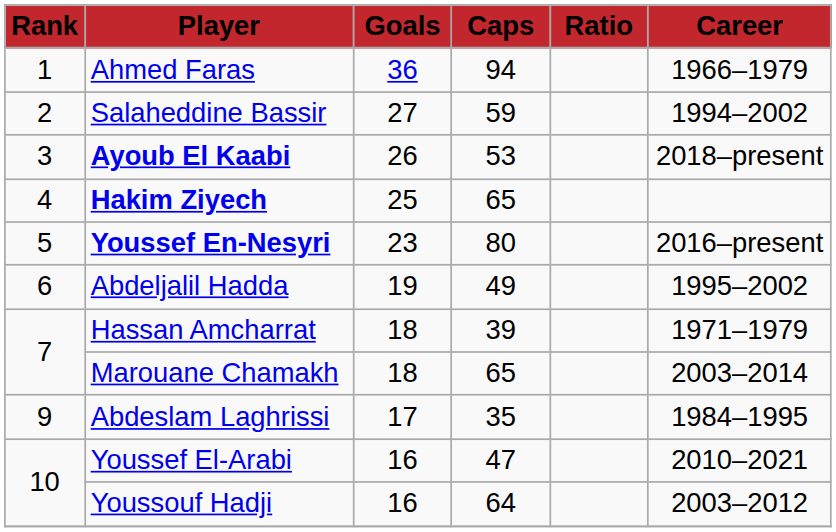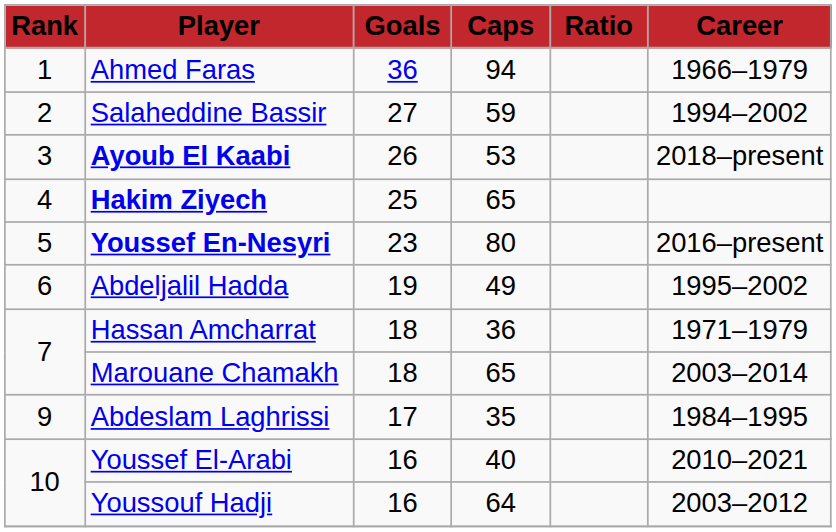(501, 329) 39 -> (501, 329) 36
(501, 460) 47 -> (501, 460) 40
